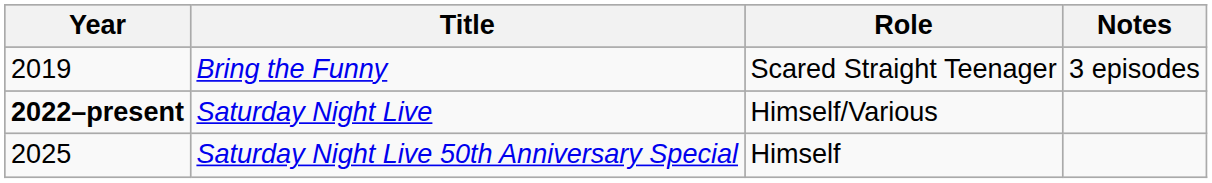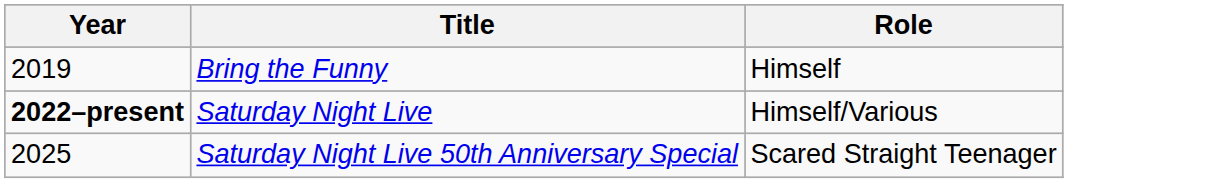- column: (1134, 25)
(904, 68) Scared Straight Teenager -> (796, 68) Himself
(796, 154) Himself -> (904, 154) Scared Straight Teenager
